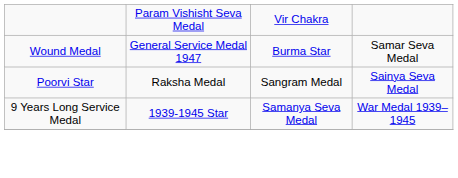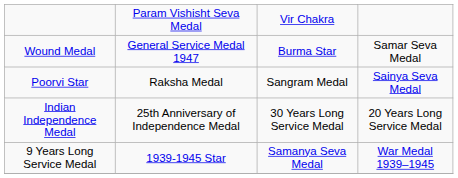+ row: (60, 120)
